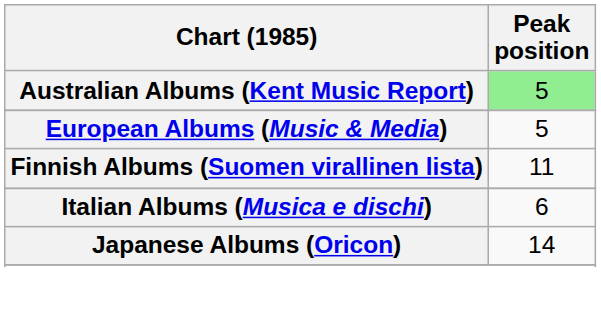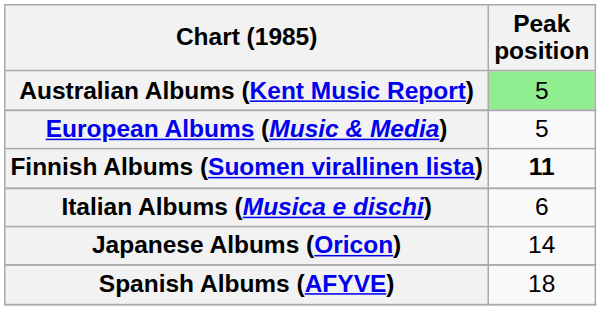(542, 167) normal -> (542, 167) bold
+ row: (247, 284)
